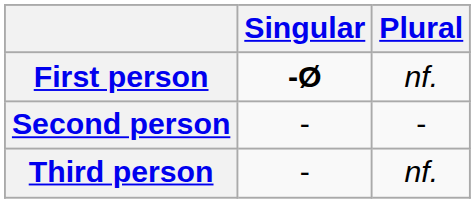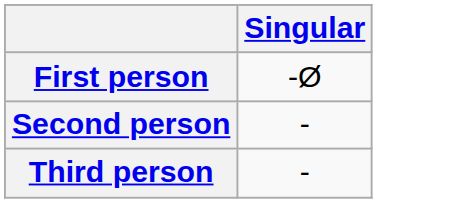- column: (421, 28)
(305, 76) bold -> (305, 76) normal
